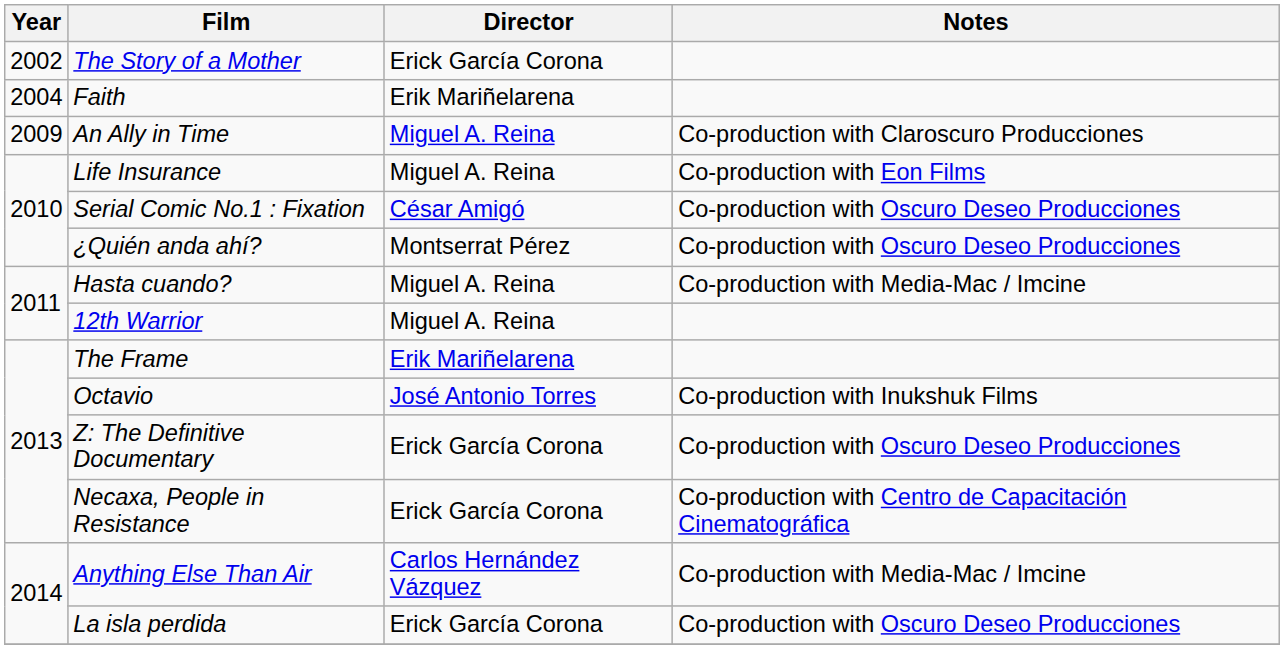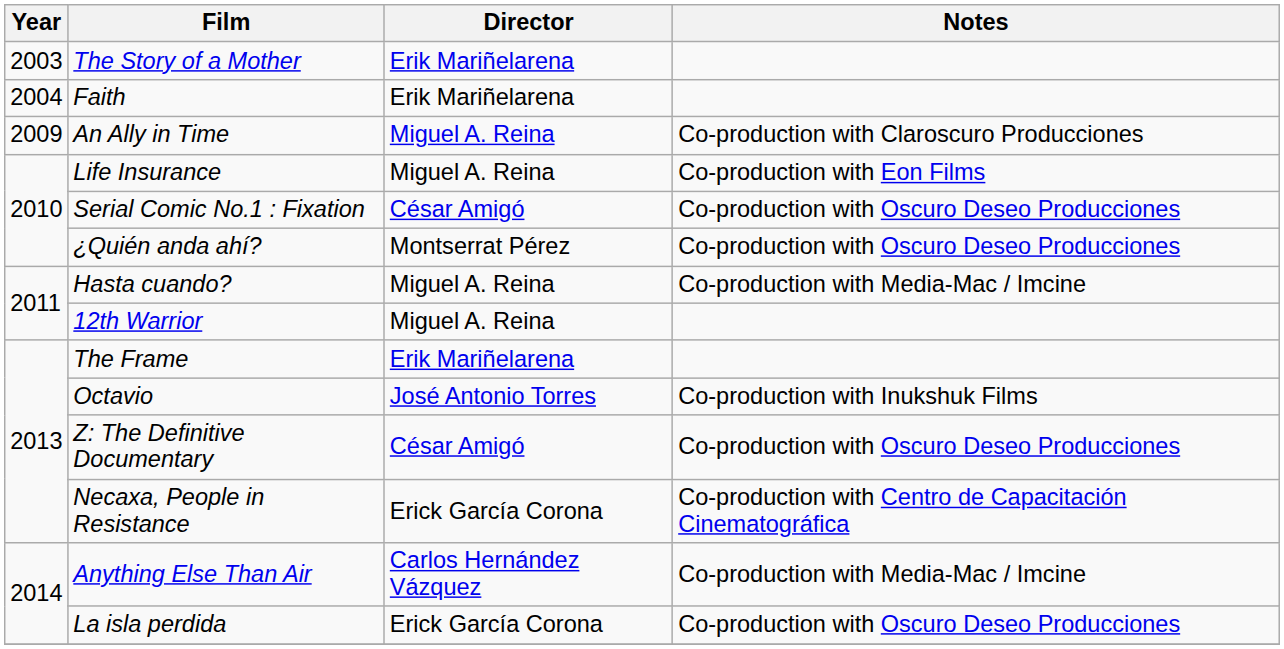(36, 60) 2002 -> (36, 60) 2003
(496, 60) Erick García Corona -> (482, 60) Erik Mariñelarena
(496, 446) Erick García Corona -> (457, 446) César Amigó
